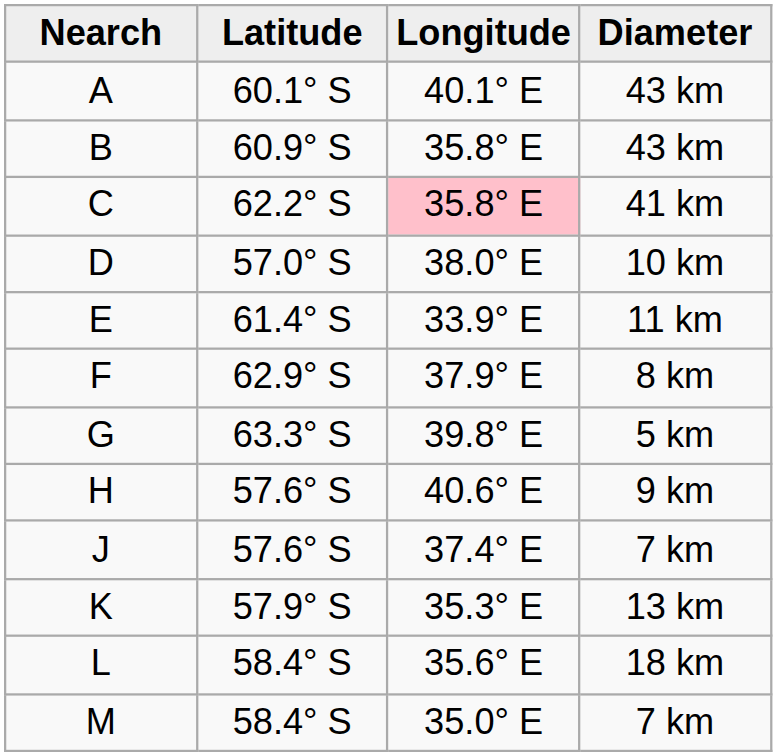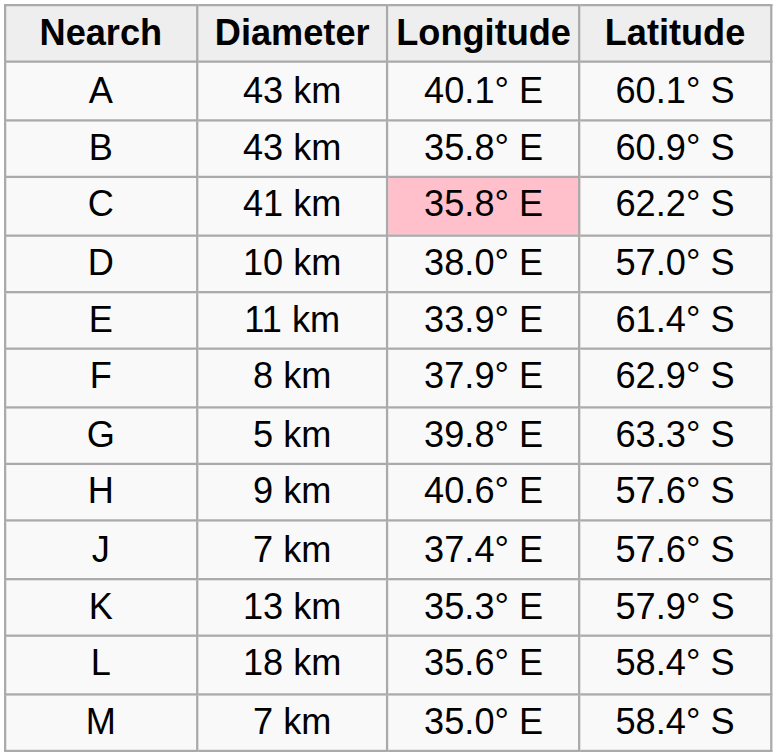columns swapped: (292, 33) <-> (675, 33)
